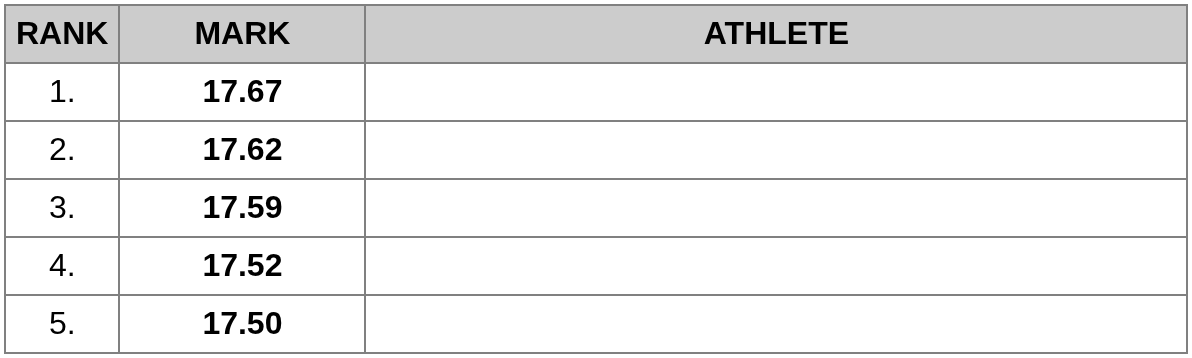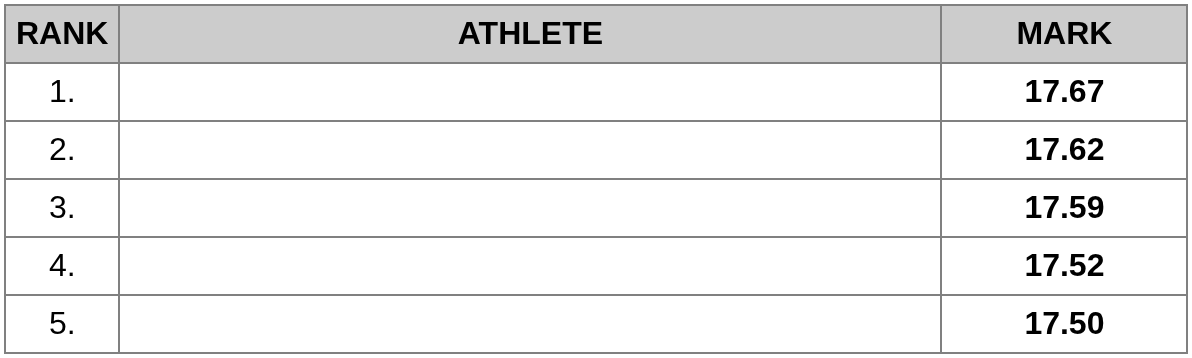columns swapped: (776, 33) <-> (242, 33)
